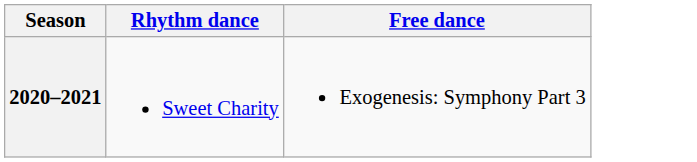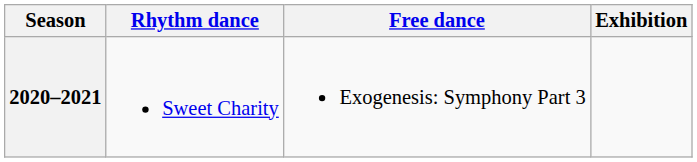+ column: (641, 20)
